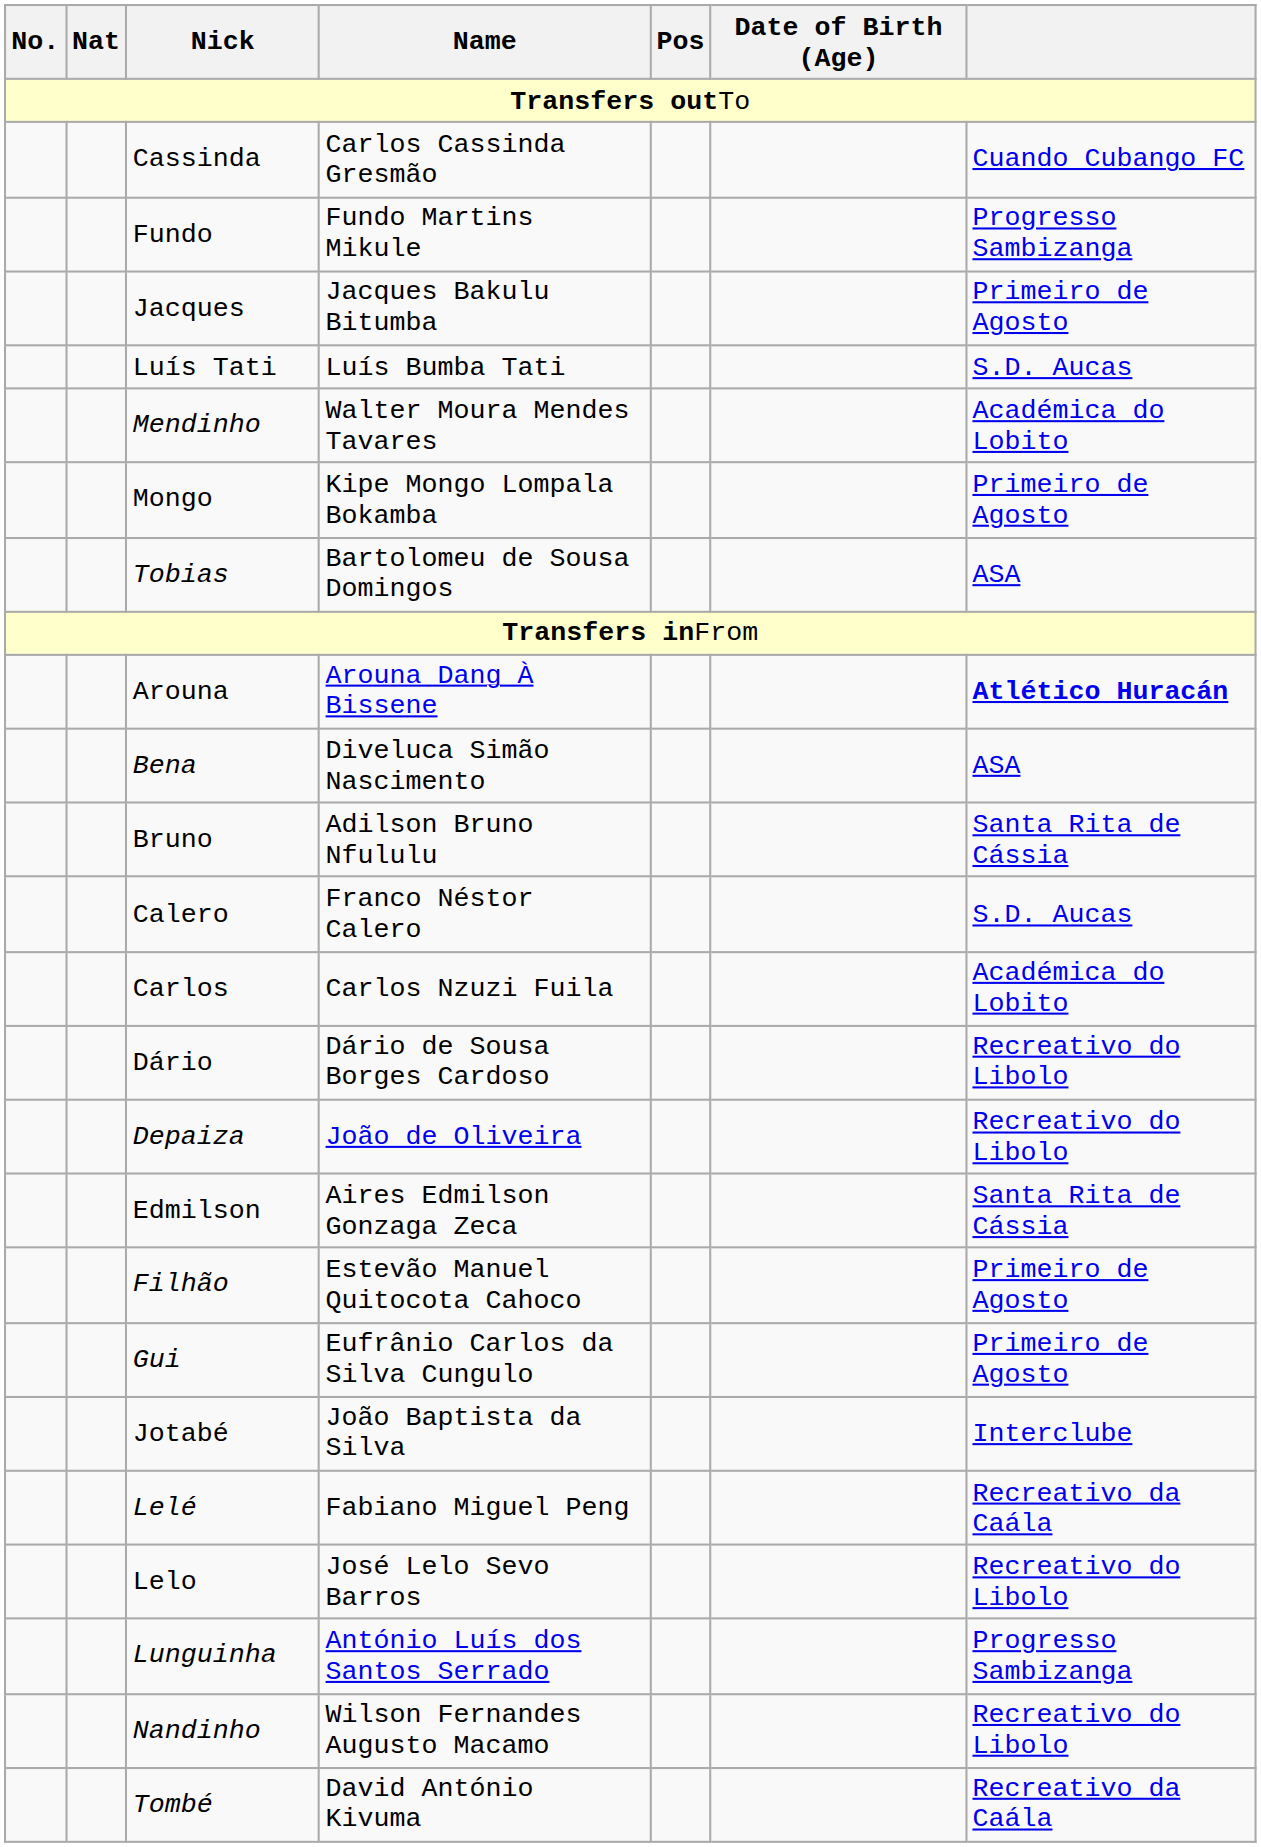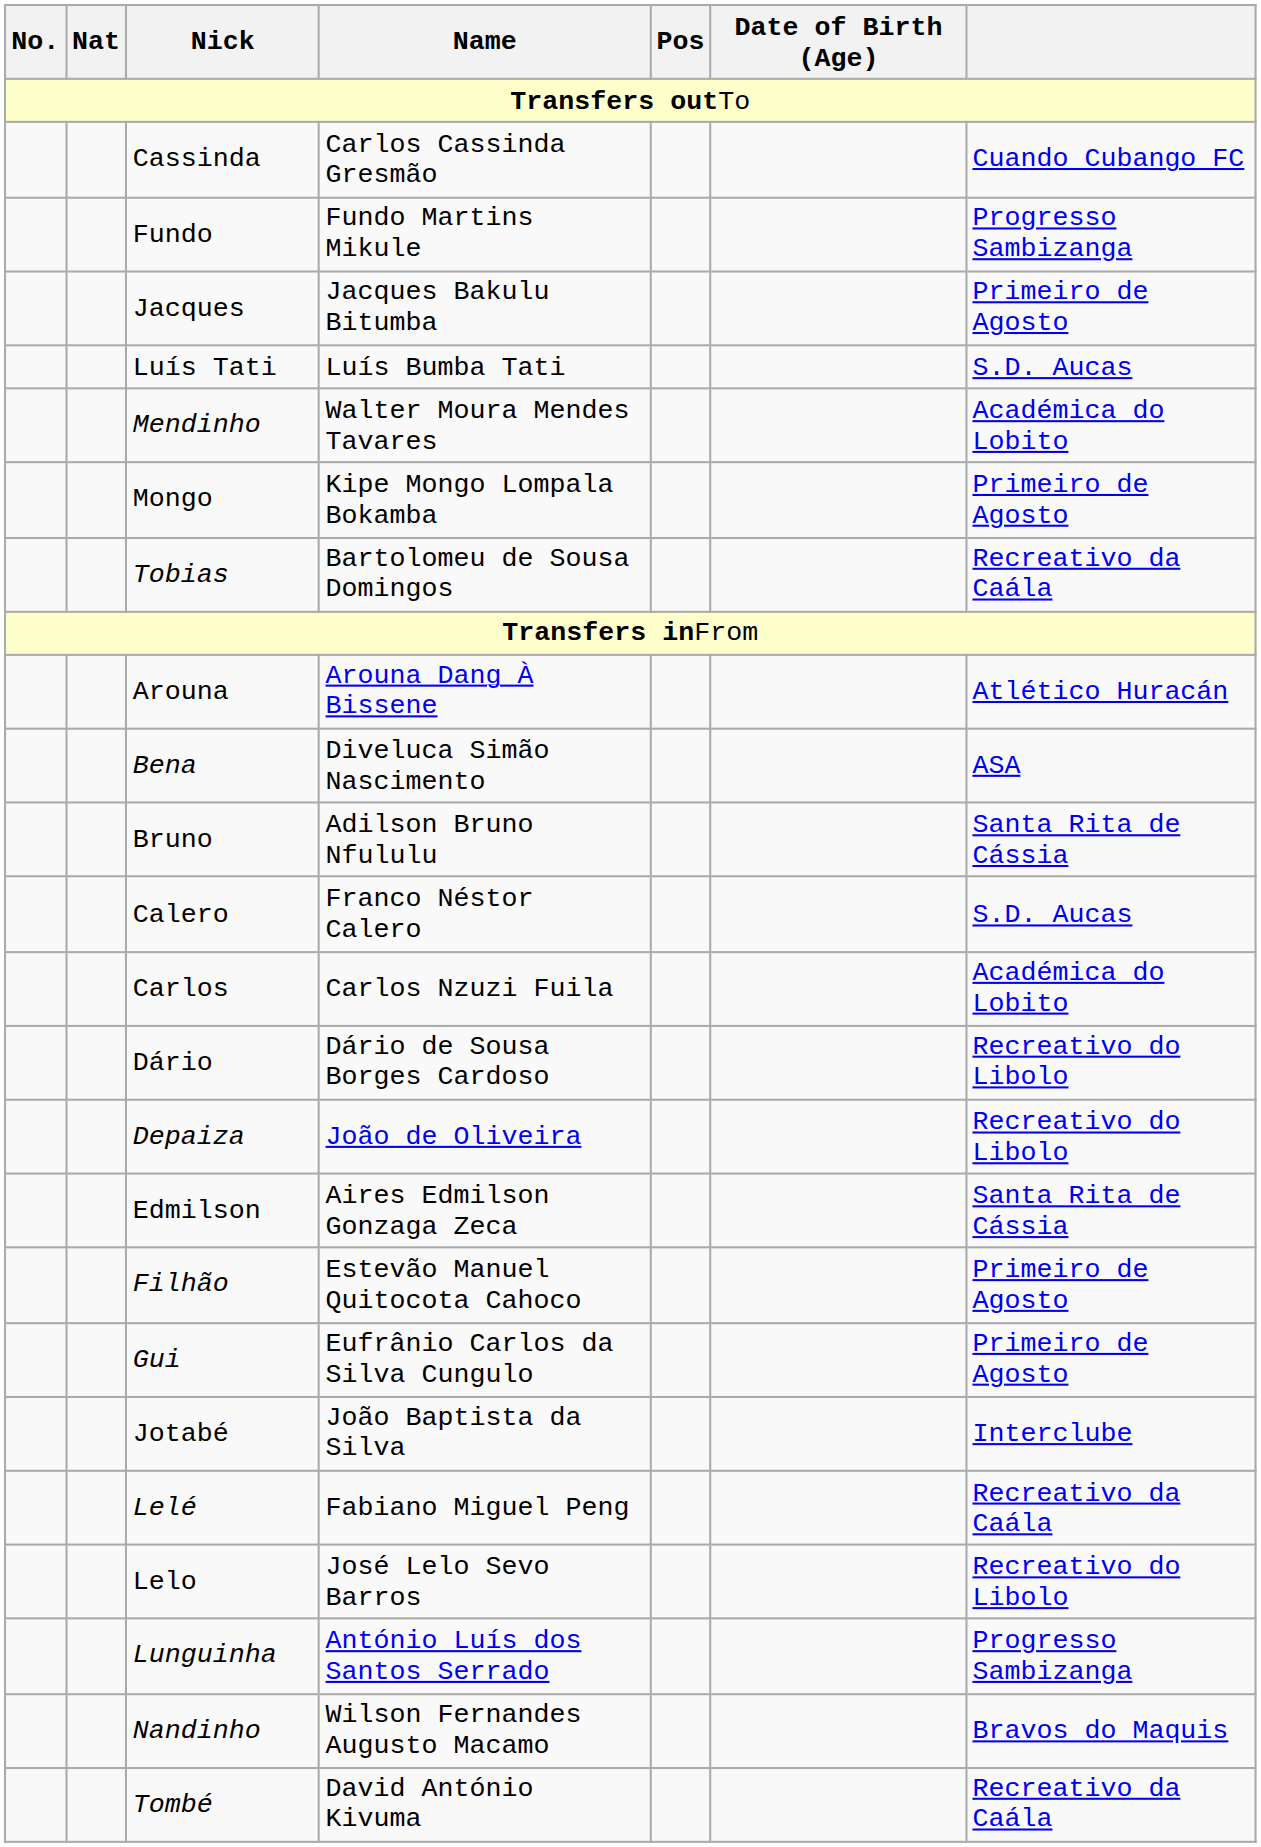(996, 574) ASA -> (1076, 574) Recreativo da Caála
(1100, 692) bold -> (1100, 692) normal
(1076, 1730) Recreativo do Libolo -> (1100, 1730) Bravos do Maquis
